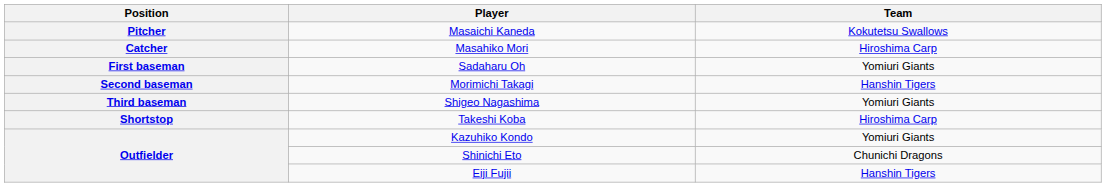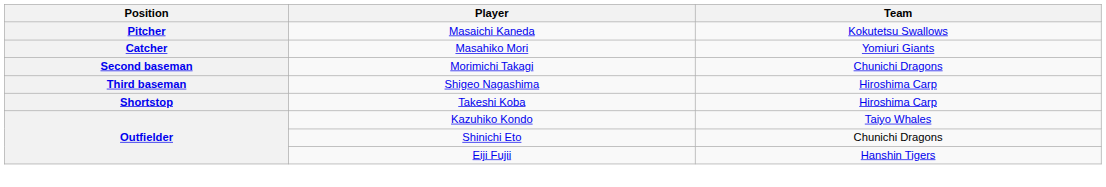(898, 48) Hiroshima Carp -> (898, 48) Yomiuri Giants
- row: (492, 66)
(898, 84) Hanshin Tigers -> (898, 66) Chunichi Dragons
(898, 102) Yomiuri Giants -> (898, 84) Hiroshima Carp
(898, 137) Yomiuri Giants -> (898, 119) Taiyo Whales
